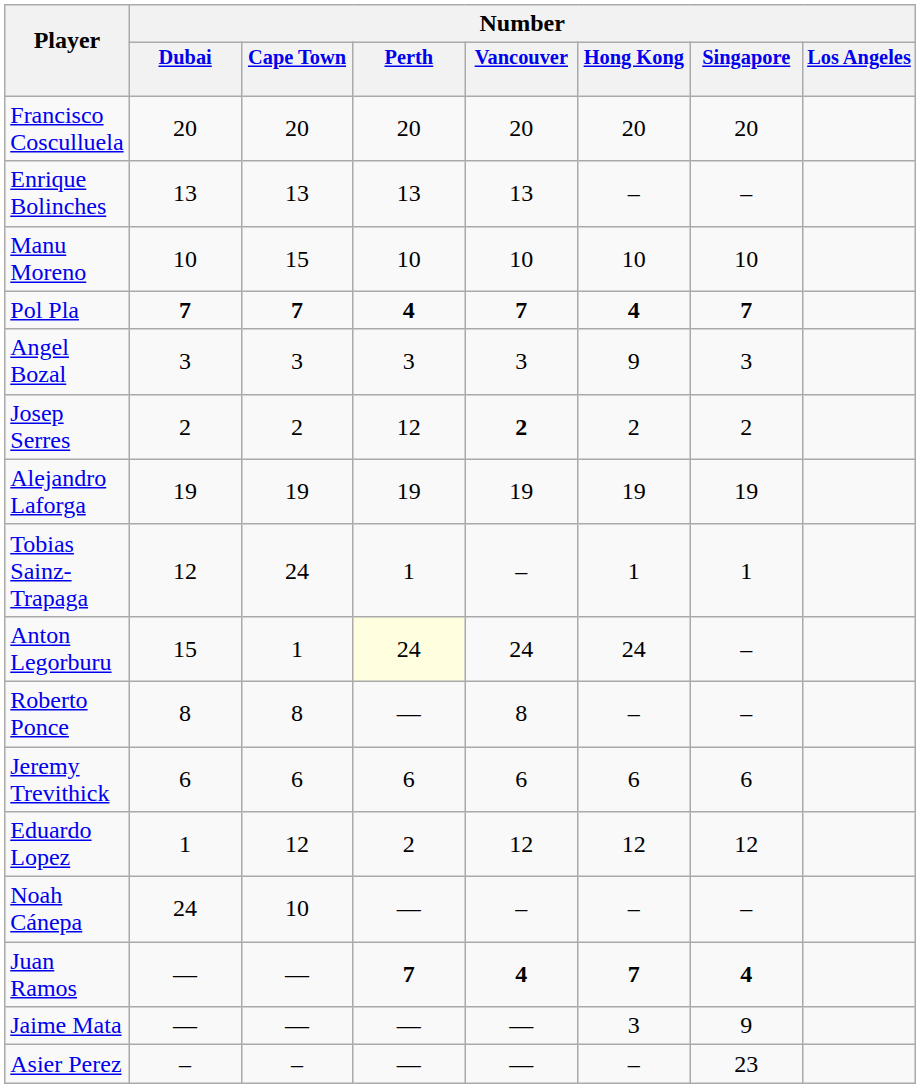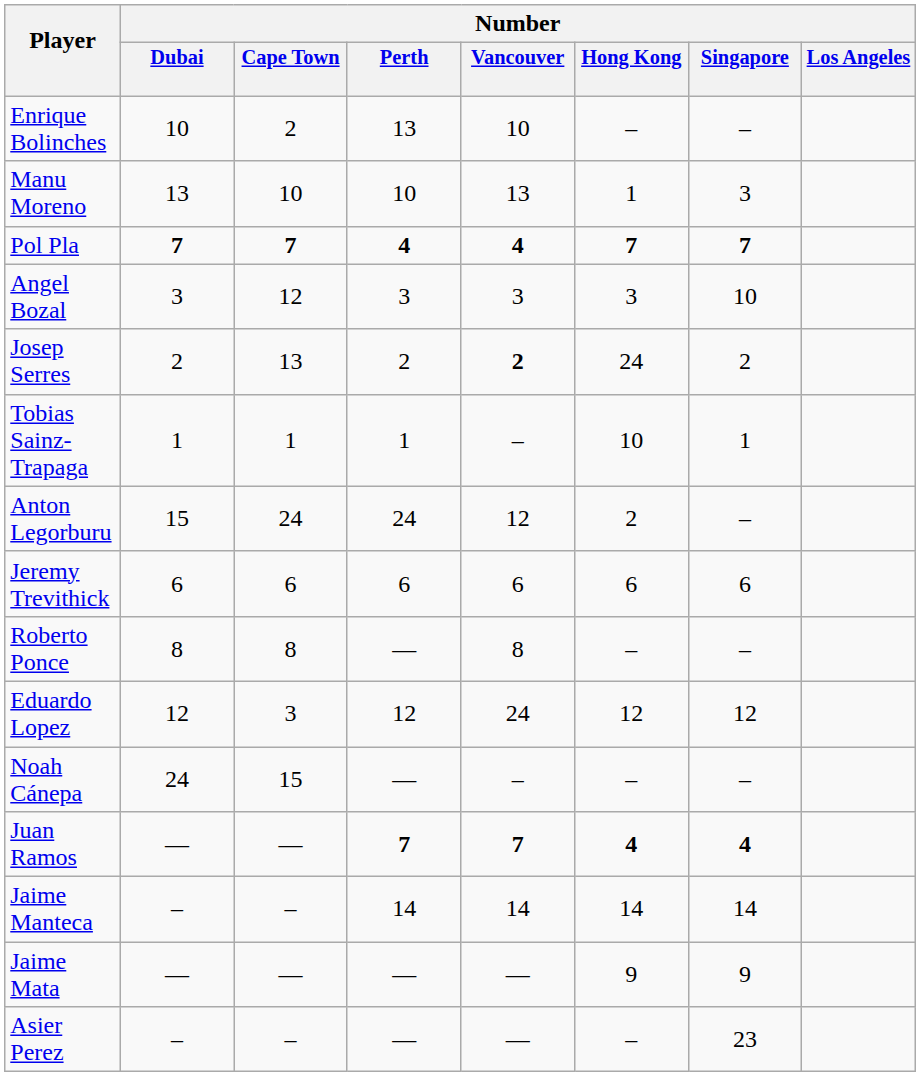- row: (67, 128)
(185, 193) 13 -> (177, 128) 10
(297, 193) 13 -> (291, 128) 2
(521, 193) 13 -> (518, 128) 10
(185, 258) 10 -> (177, 193) 13
(297, 258) 15 -> (291, 193) 10
(521, 258) 10 -> (518, 193) 13
(634, 258) 10 -> (631, 193) 1
(746, 258) 10 -> (745, 193) 3
(521, 309) 7 -> (518, 244) 4
(634, 309) 4 -> (631, 244) 7
(297, 361) 3 -> (291, 296) 12
(634, 361) 9 -> (631, 296) 3
(746, 361) 3 -> (745, 296) 10
(297, 426) 2 -> (291, 361) 13
(409, 426) 12 -> (404, 361) 2
(634, 426) 2 -> (631, 361) 24
- row: (58, 491)
(185, 570) 12 -> (177, 439) 1
(297, 570) 24 -> (291, 439) 1
(634, 570) 1 -> (631, 439) 10
(297, 648) 1 -> (291, 518) 24
(409, 648) lightyellow background -> (404, 518) no background
(521, 648) 24 -> (518, 518) 12
(634, 648) 24 -> (631, 518) 2
rows swapped: (60, 778) <-> (49, 713)
(185, 843) 1 -> (177, 713) 12
(297, 843) 12 -> (291, 713) 3
(409, 843) 2 -> (404, 713) 12
(521, 843) 12 -> (518, 713) 24
(297, 908) 10 -> (291, 778) 15
(521, 973) 4 -> (518, 843) 7
(634, 973) 7 -> (631, 843) 4
+ row: (52, 908)
(634, 1025) 3 -> (631, 973) 9
